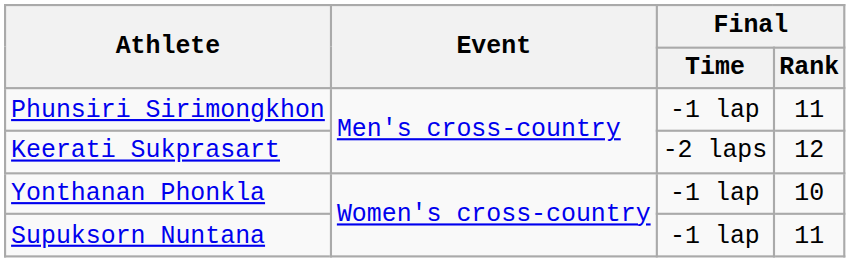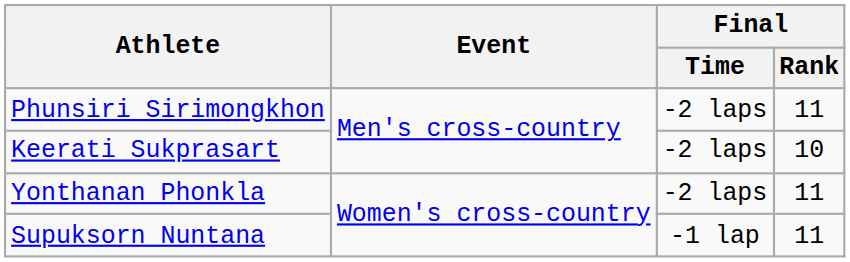(715, 109) -1 lap -> (715, 109) -2 laps
(809, 151) 12 -> (809, 151) 10
(715, 193) -1 lap -> (715, 193) -2 laps
(809, 193) 10 -> (809, 193) 11
